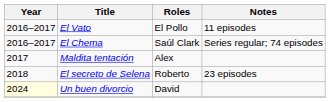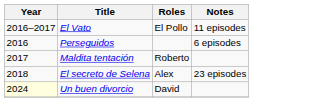+ row: (87, 43)
- row: (81, 43)
(164, 58) Alex -> (172, 58) Roberto
(172, 74) Roberto -> (164, 74) Alex
